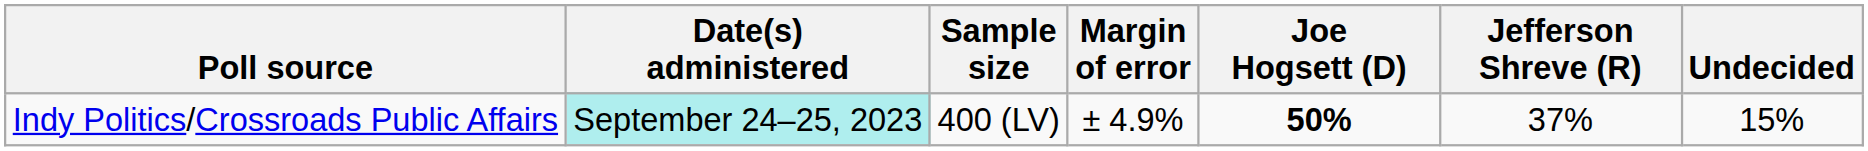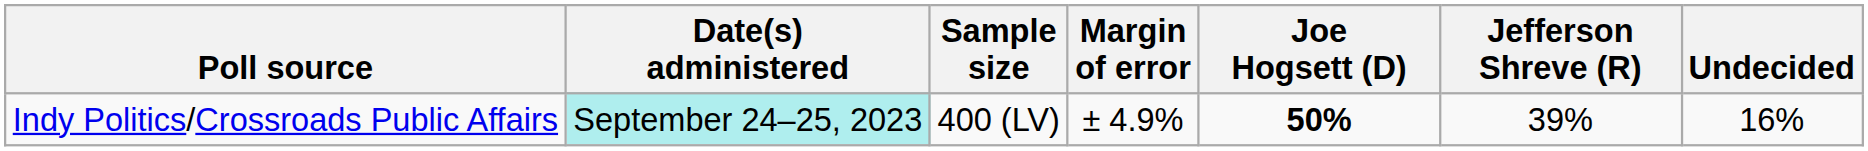(1560, 119) 37% -> (1560, 119) 39%
(1772, 119) 15% -> (1772, 119) 16%
